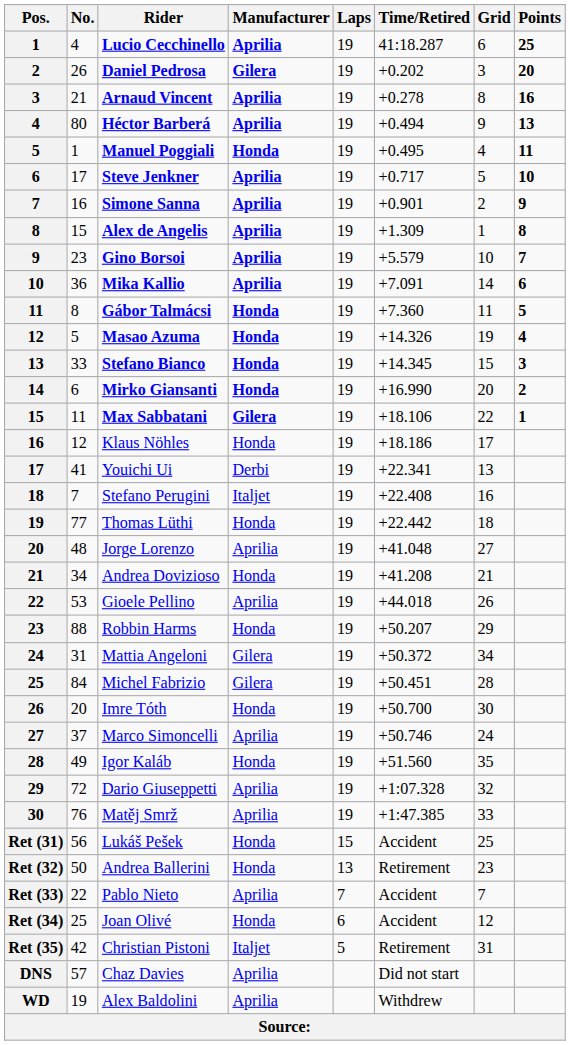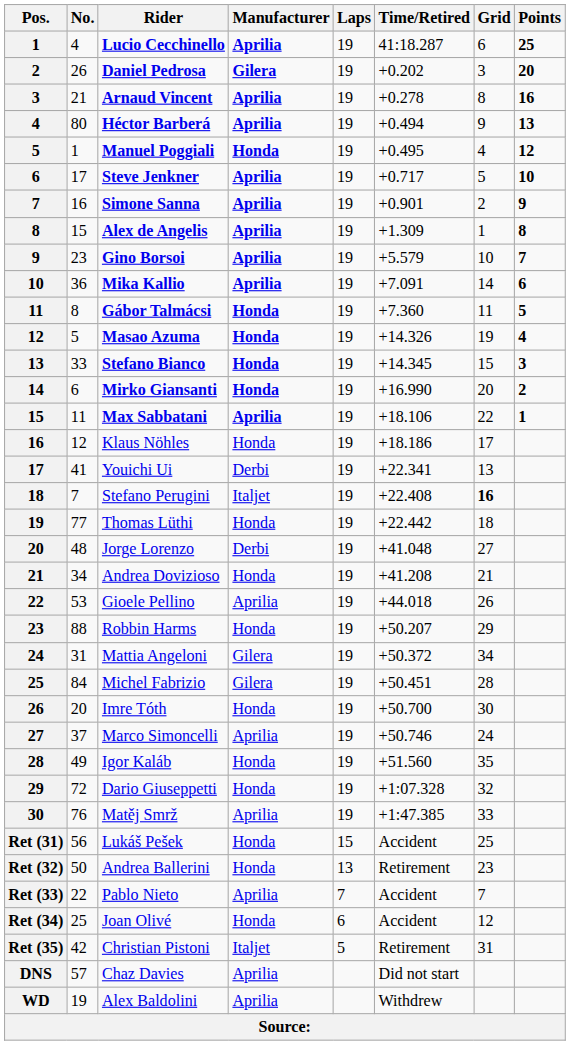(526, 150) 11 -> (526, 150) 12
(254, 416) Gilera -> (257, 416) Aprilia
(486, 496) normal -> (486, 496) bold
(255, 549) Aprilia -> (251, 549) Derbi
(255, 788) Aprilia -> (254, 788) Honda
